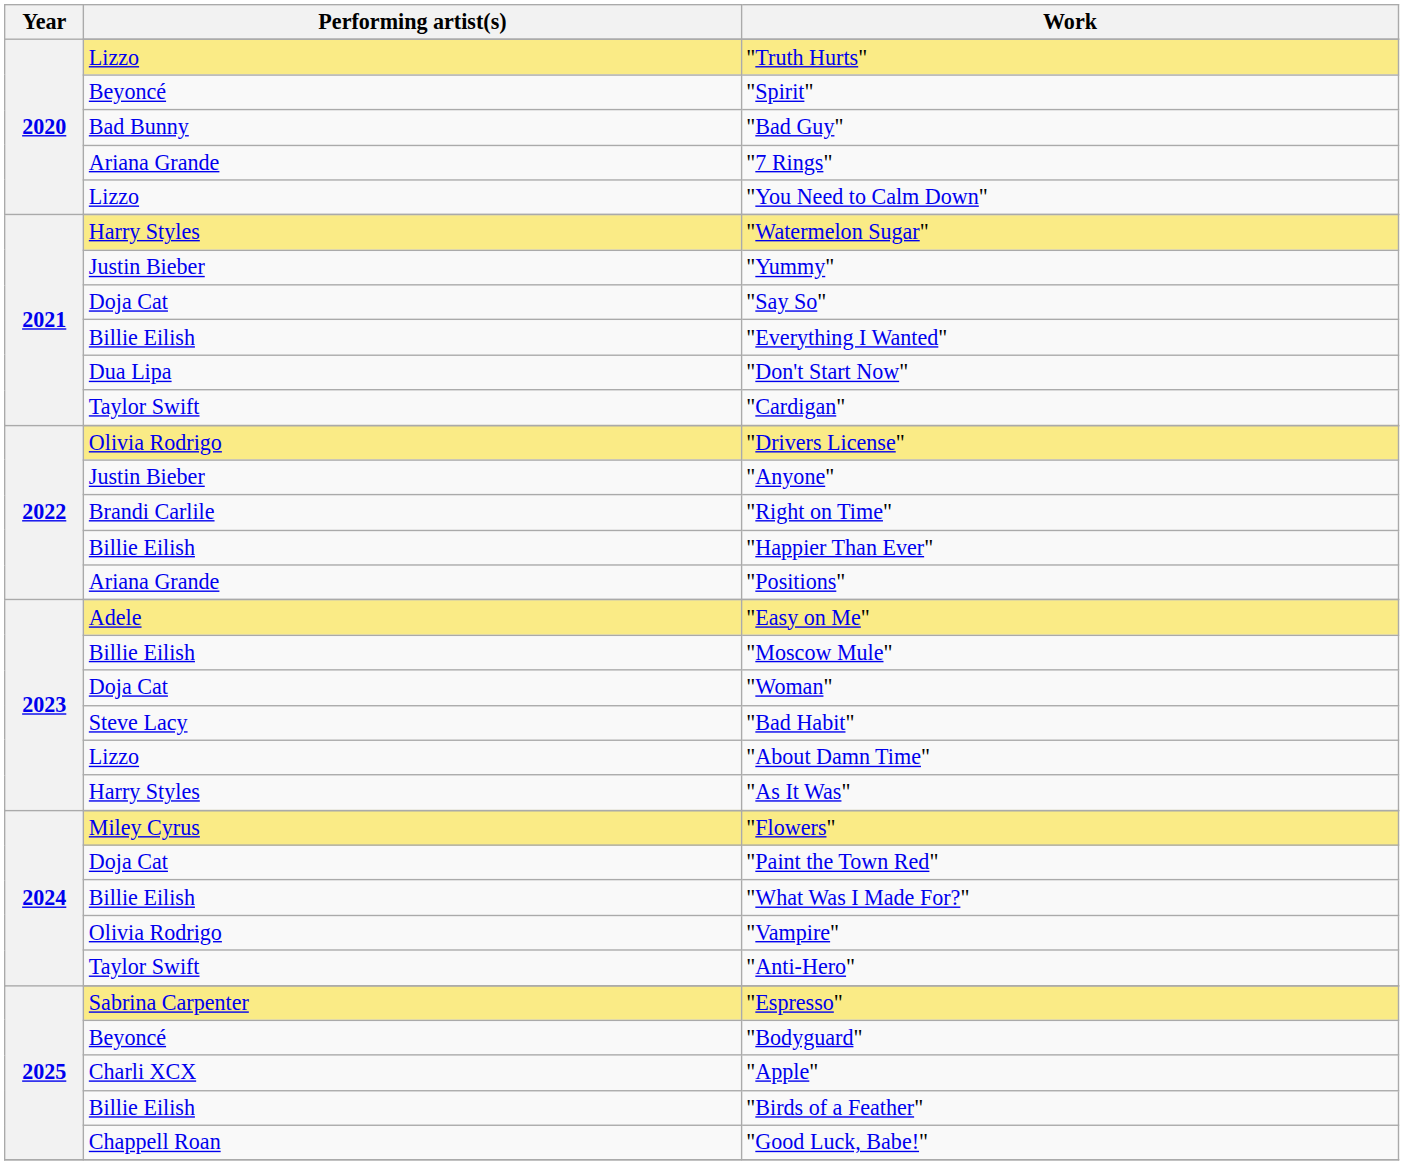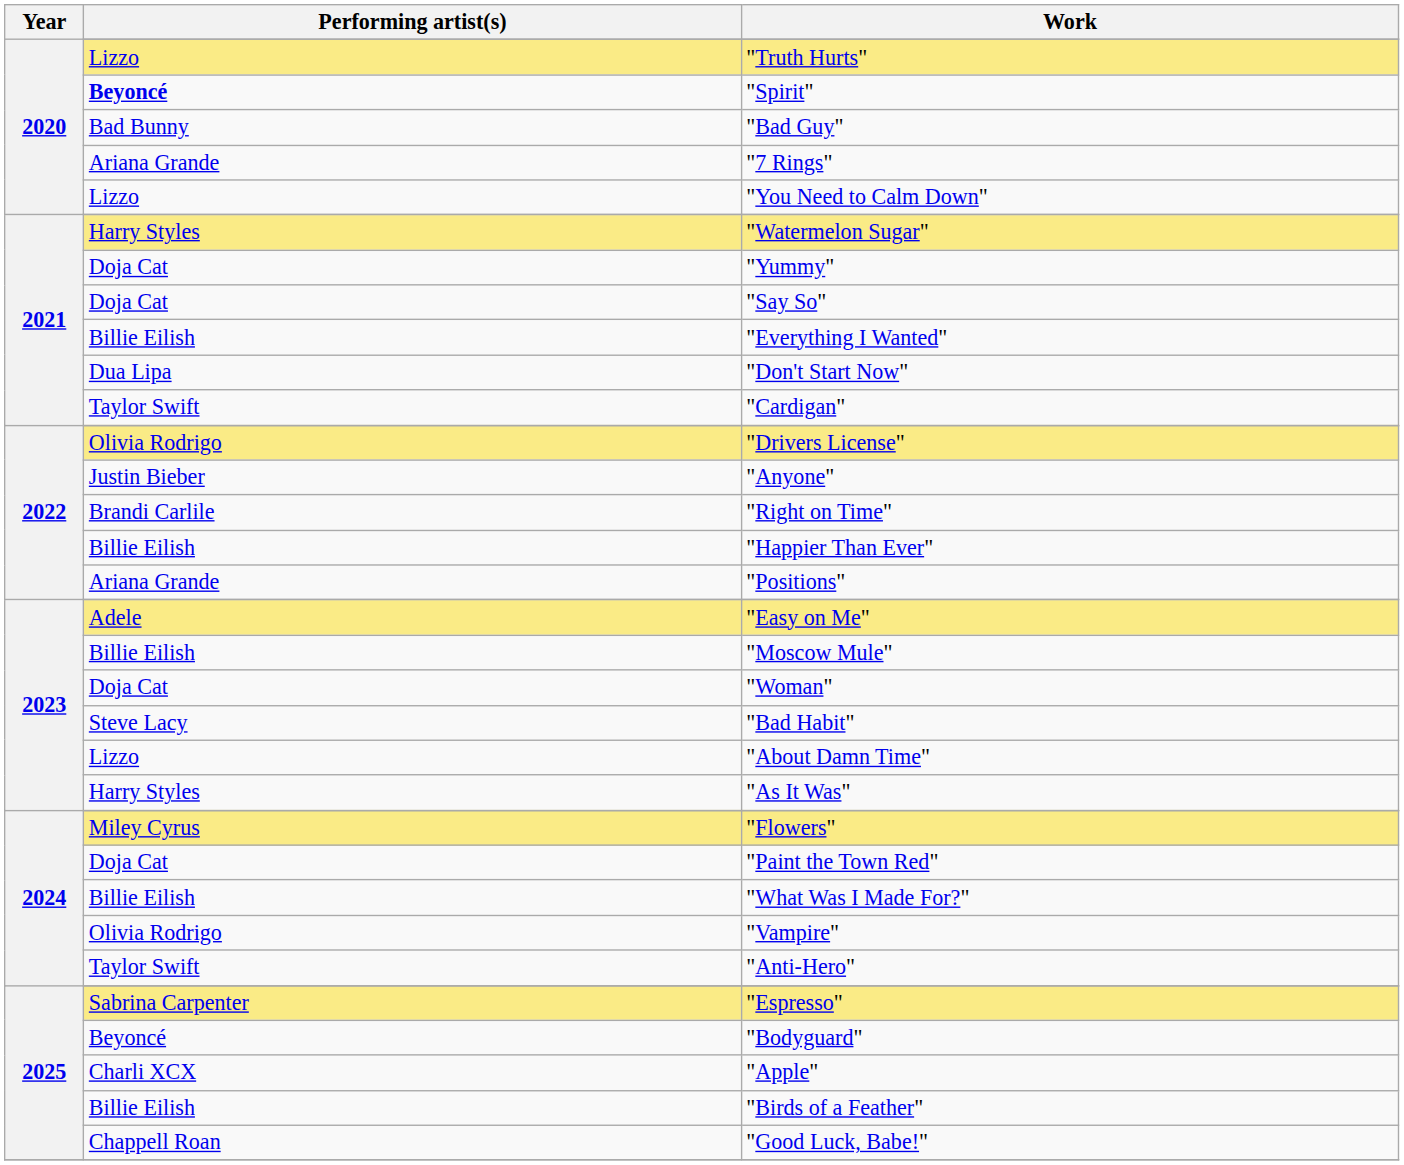(127, 92) normal -> (128, 92) bold
(147, 267) Justin Bieber -> (128, 267) Doja Cat
